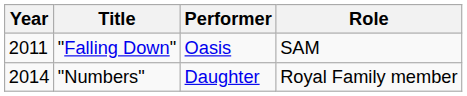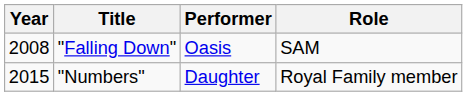(28, 47) 2011 -> (29, 47) 2008
(29, 76) 2014 -> (29, 76) 2015
